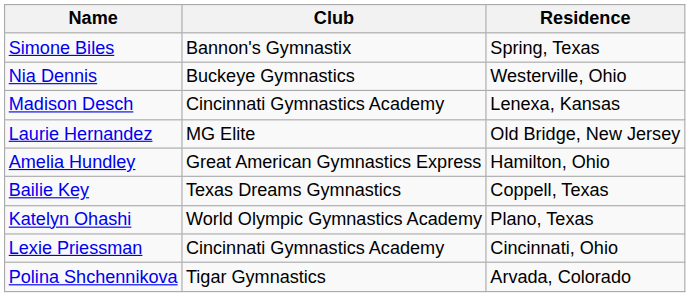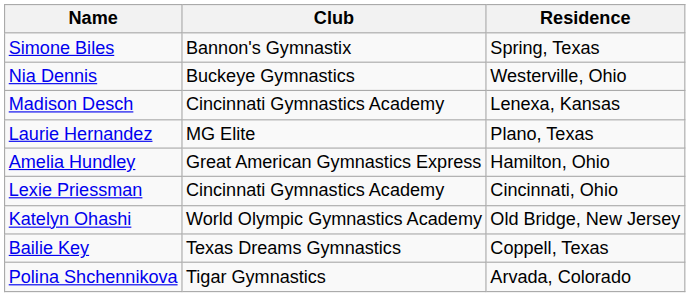(585, 133) Old Bridge, New Jersey -> (542, 133) Plano, Texas
rows swapped: (49, 190) <-> (76, 248)
(542, 219) Plano, Texas -> (585, 219) Old Bridge, New Jersey
